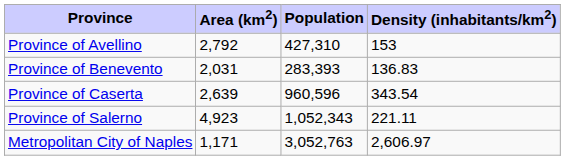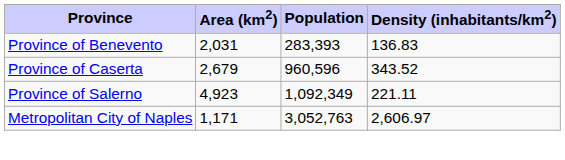- row: (75, 45)
(219, 93) 2,639 -> (219, 69) 2,679
(394, 93) 343.54 -> (394, 69) 343.52
(319, 118) 1,052,343 -> (319, 93) 1,092,349
